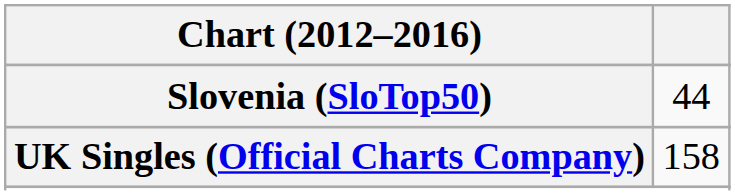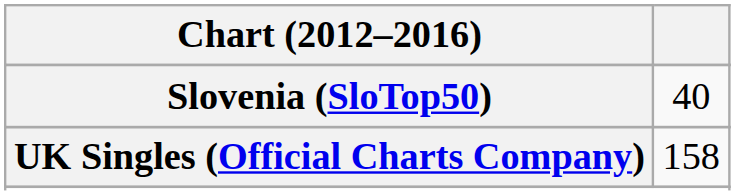(691, 95) 44 -> (691, 95) 40
